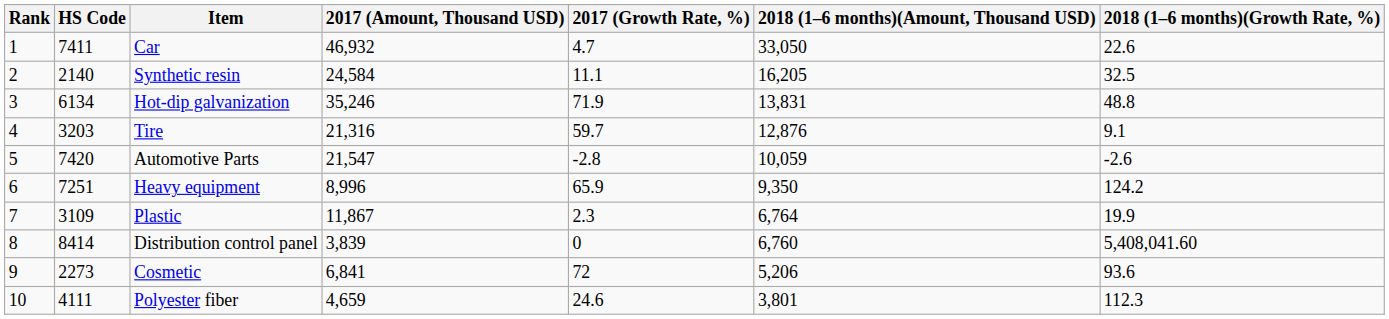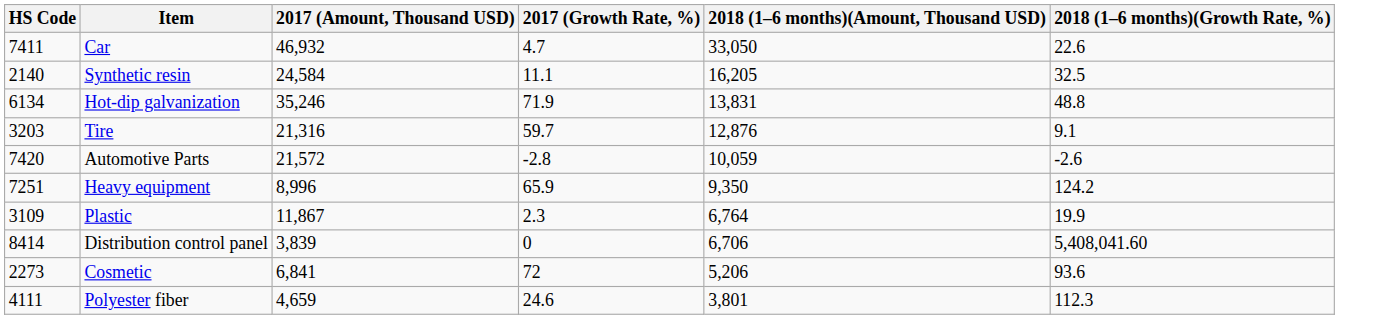- column: (29, 18)
(350, 159) 21,547 -> (301, 159) 21,572
(778, 243) 6,760 -> (728, 243) 6,706
